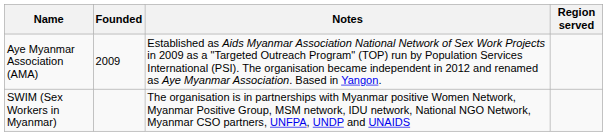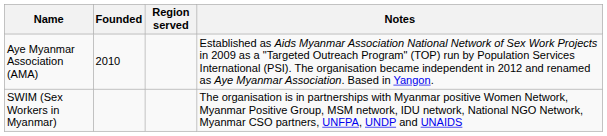columns swapped: (576, 19) <-> (348, 19)
(108, 61) 2009 -> (108, 61) 2010
